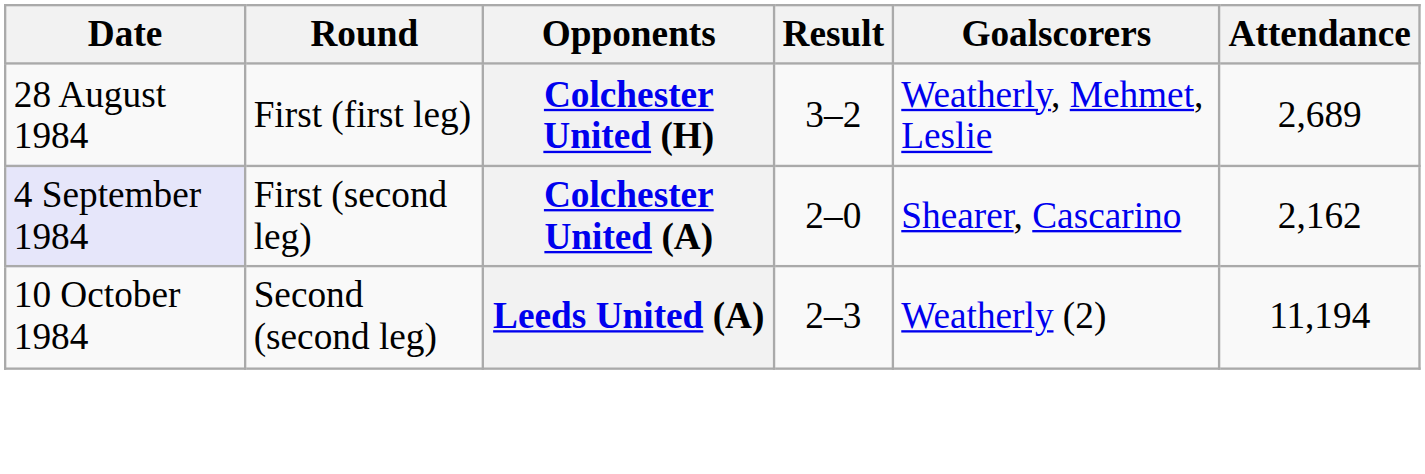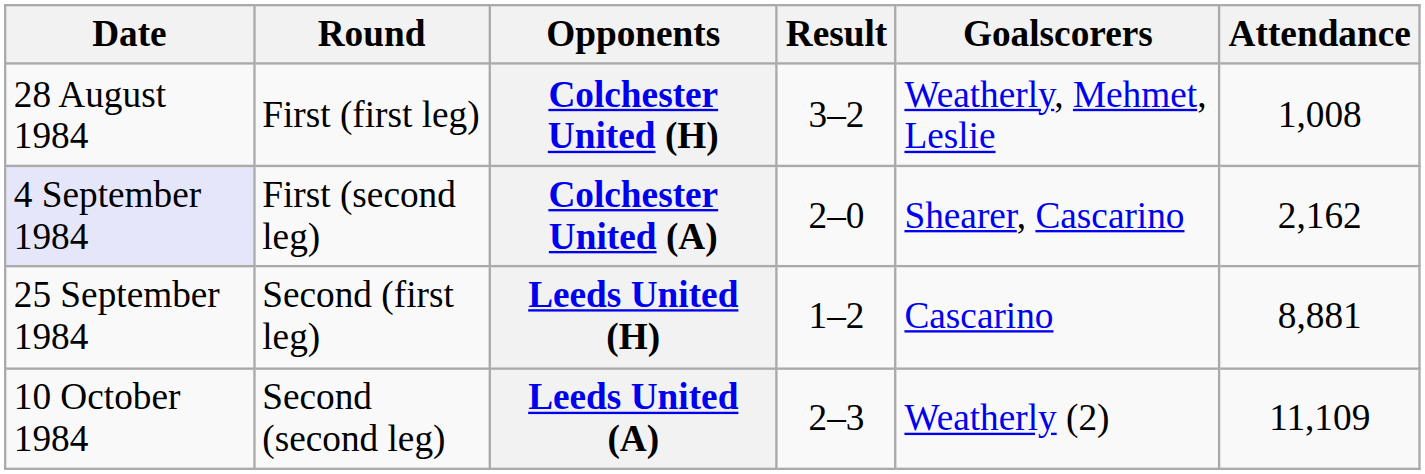(1320, 114) 2,689 -> (1320, 114) 1,008
+ row: (633, 316)
(1320, 316) 11,194 -> (1320, 417) 11,109
